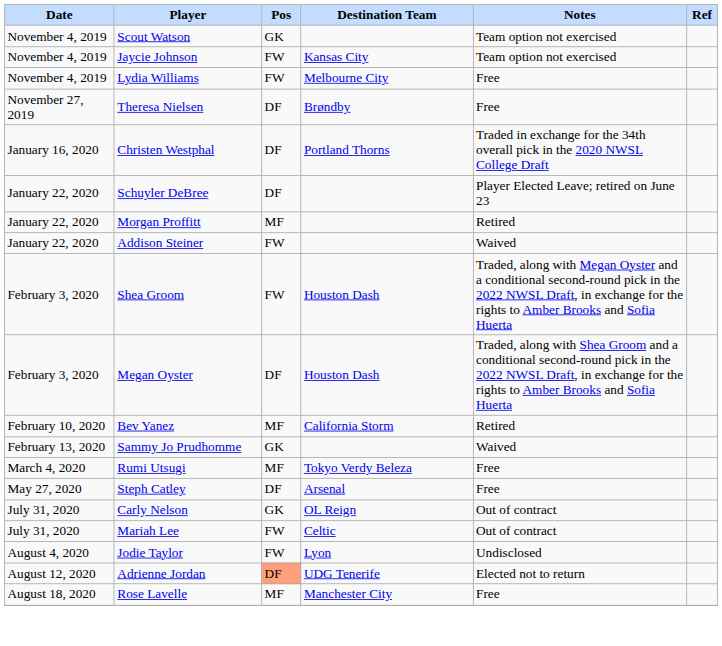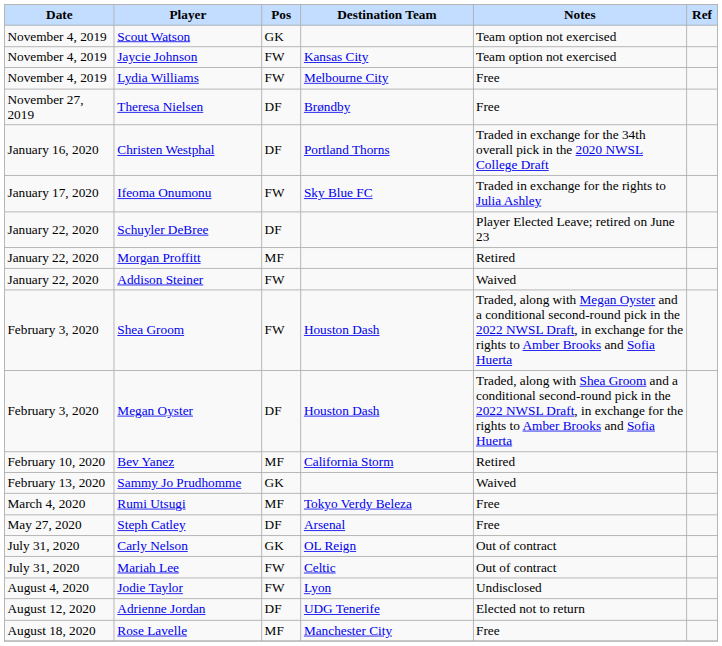+ row: (164, 193)
(273, 573) lightsalmon background -> (273, 609) no background
